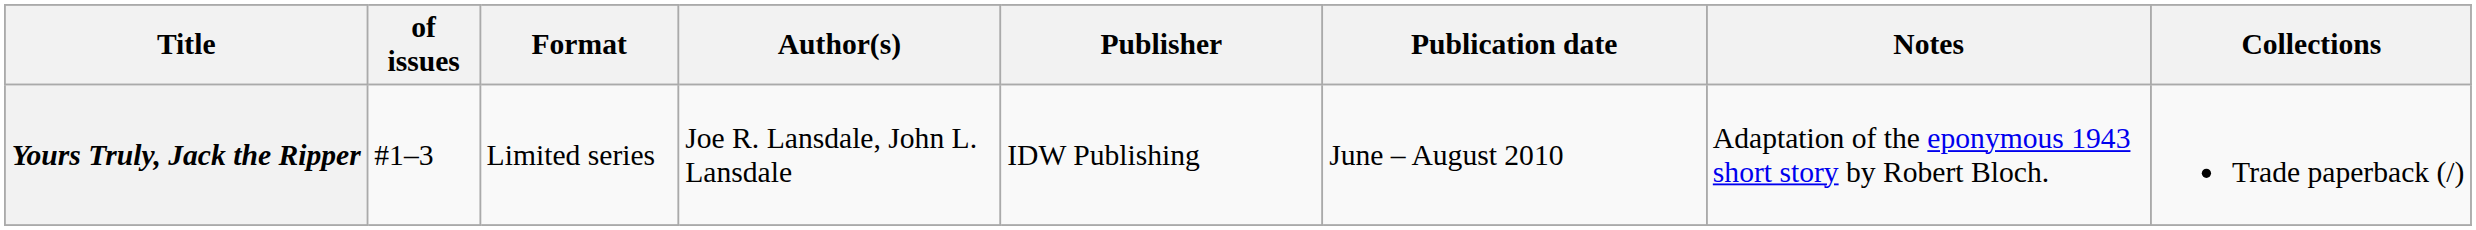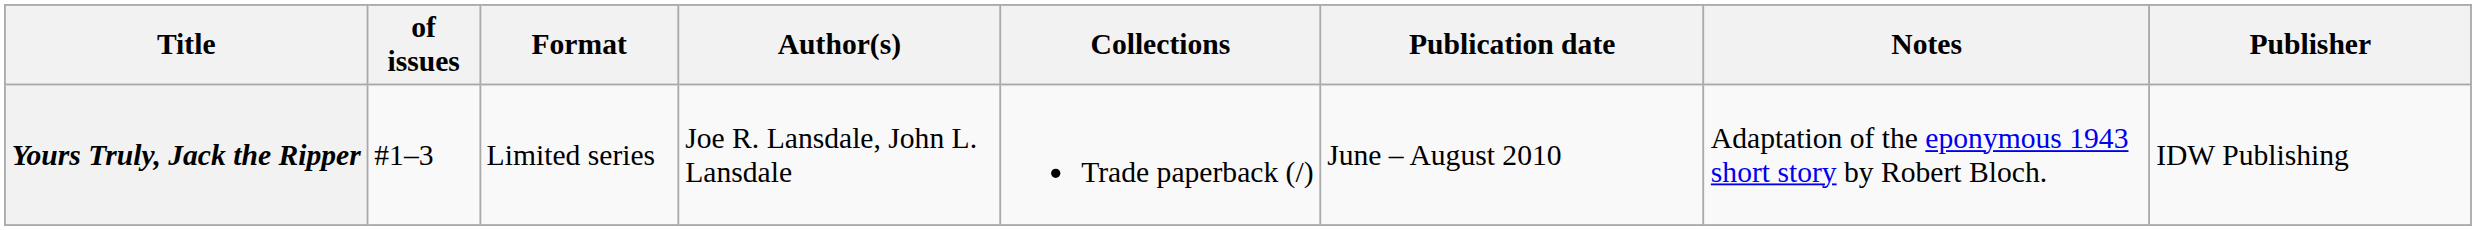columns swapped: (1161, 44) <-> (2311, 44)
